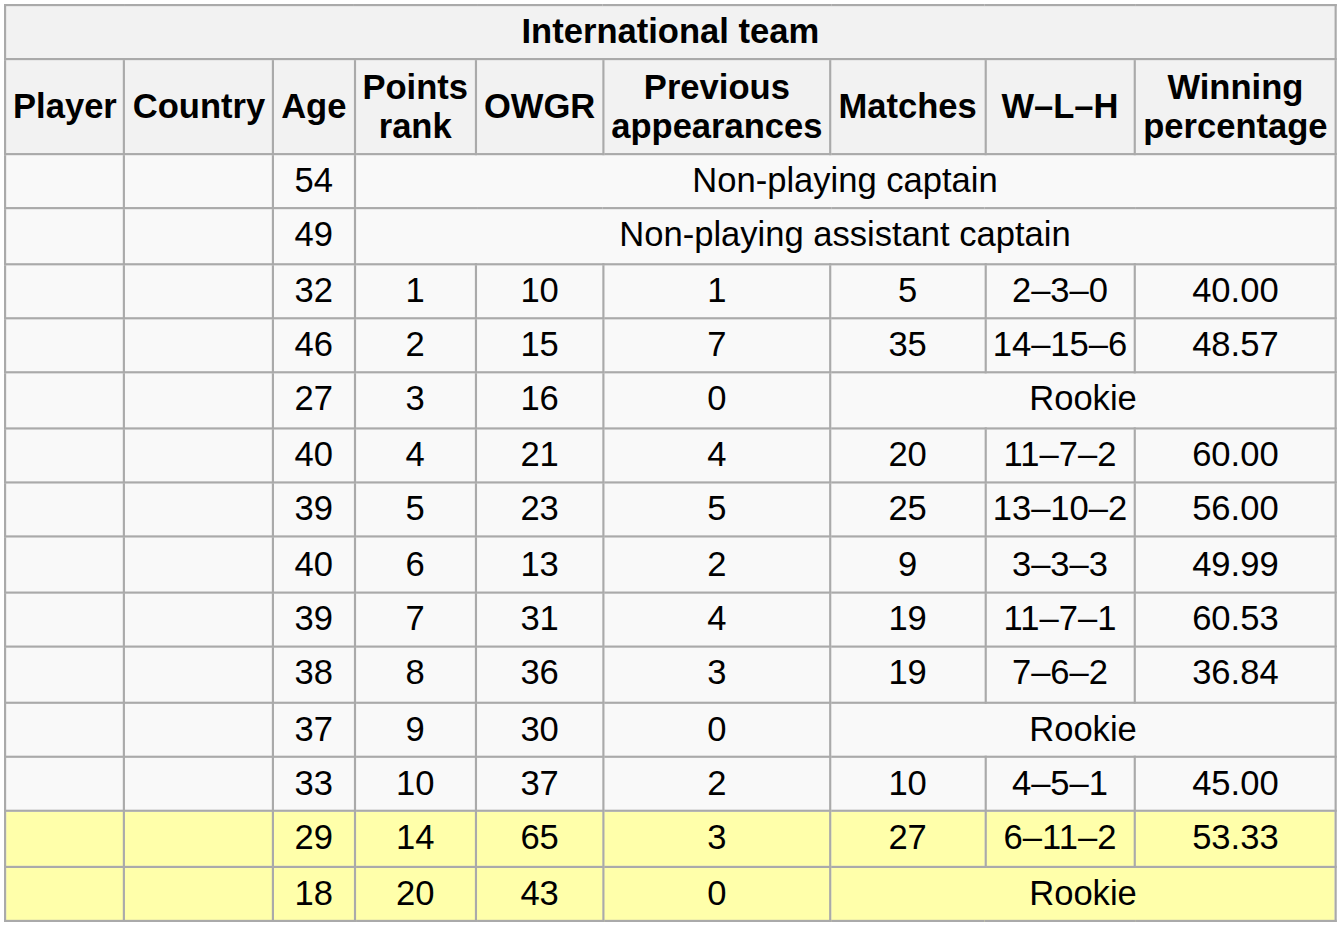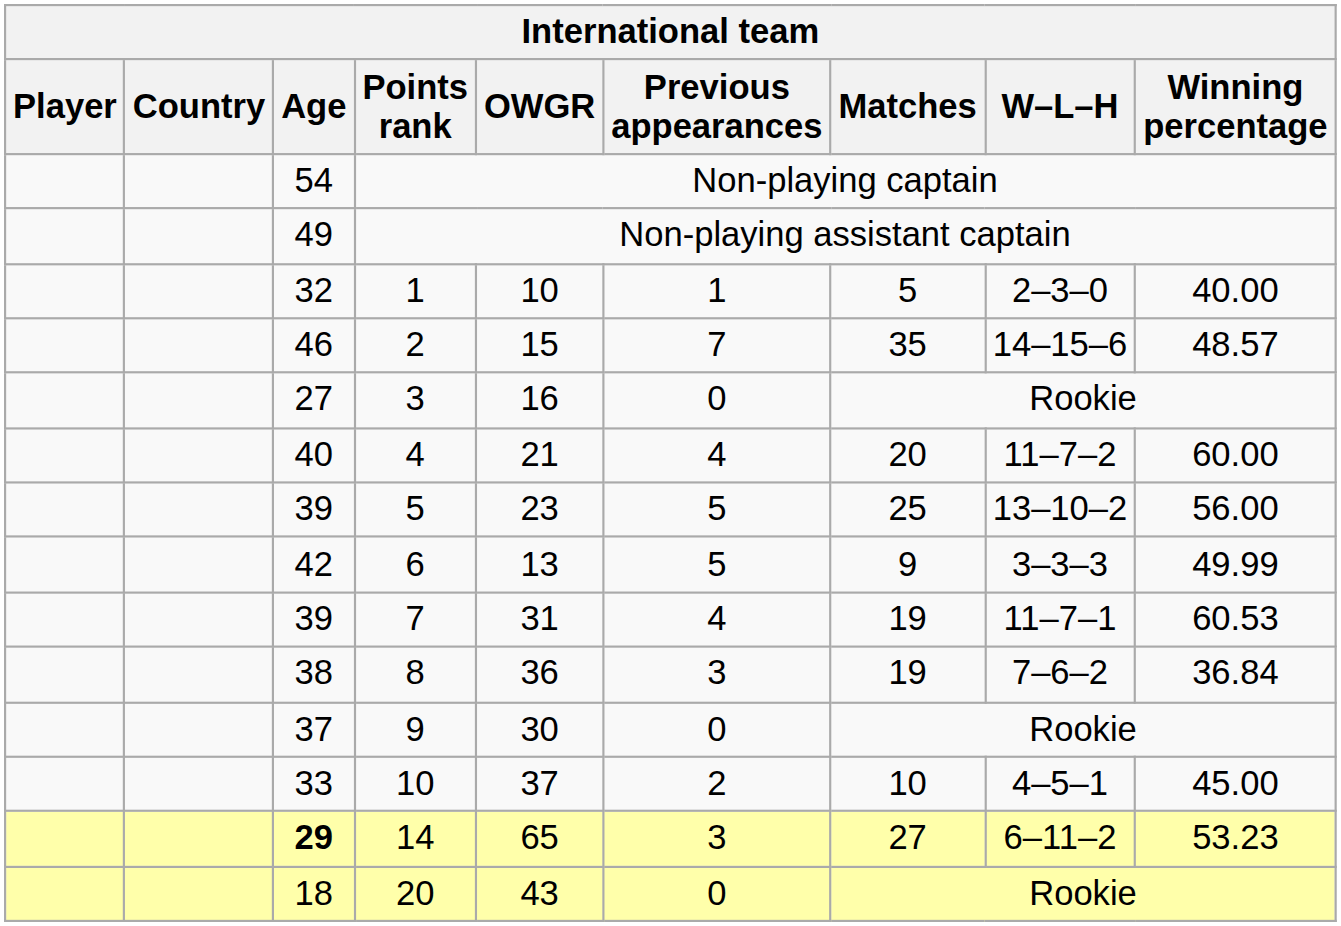(314, 564) 40 -> (314, 564) 42
(717, 564) 2 -> (717, 564) 5
(314, 838) normal -> (314, 838) bold
(1235, 838) 53.33 -> (1235, 838) 53.23
